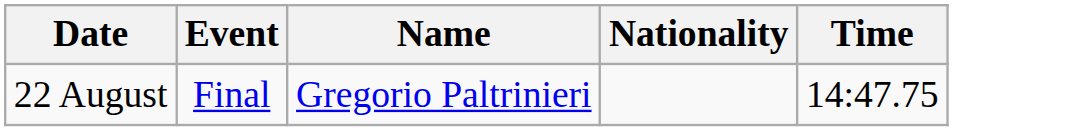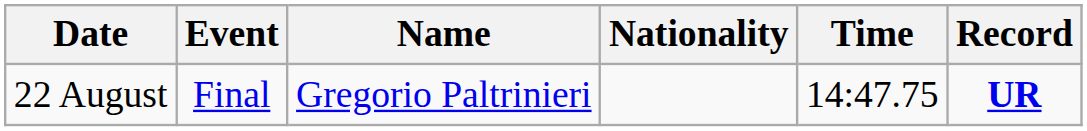+ column: (1014, 34)
